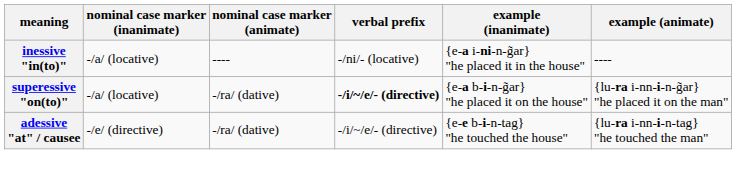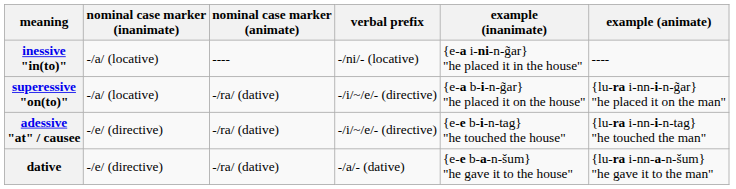(389, 94) bold -> (387, 94) normal
+ row: (44, 166)
